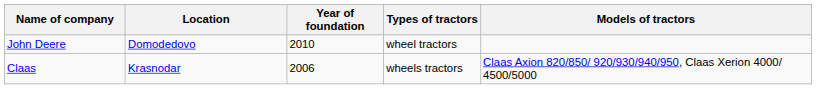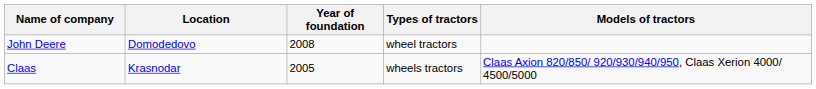(302, 44) 2010 -> (302, 44) 2008
(302, 68) 2006 -> (302, 68) 2005
